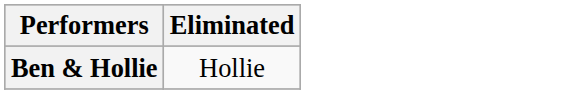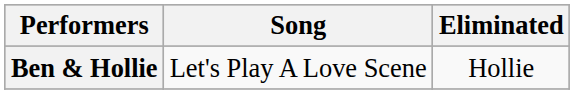+ column: (298, 25)
